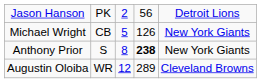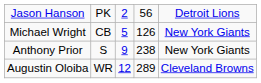(125, 50) 8 -> (125, 50) 9
(146, 50) bold -> (146, 50) normal
